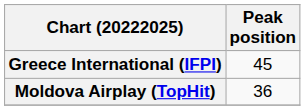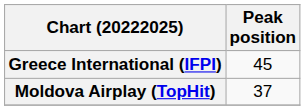(263, 91) 36 -> (263, 91) 37
